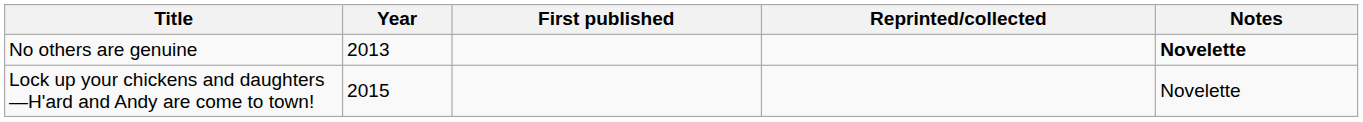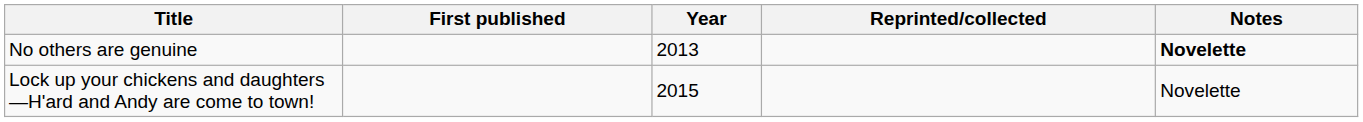columns swapped: (397, 19) <-> (606, 19)
